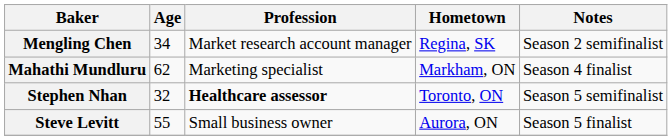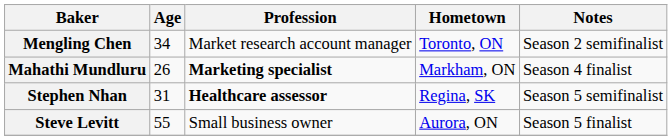(457, 43) Regina, SK -> (461, 43) Toronto, ON
(162, 69) 62 -> (162, 69) 26
(256, 69) normal -> (260, 69) bold
(162, 95) 32 -> (162, 95) 31
(461, 95) Toronto, ON -> (457, 95) Regina, SK
